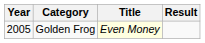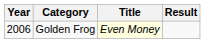(19, 30) 2005 -> (19, 30) 2006
